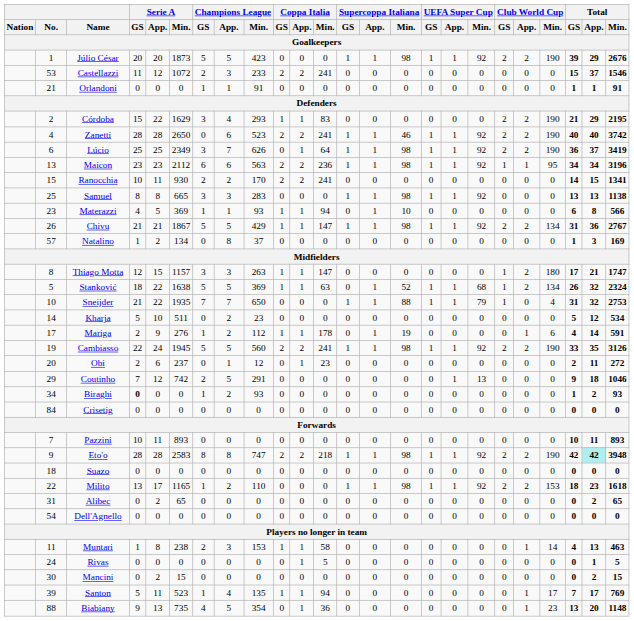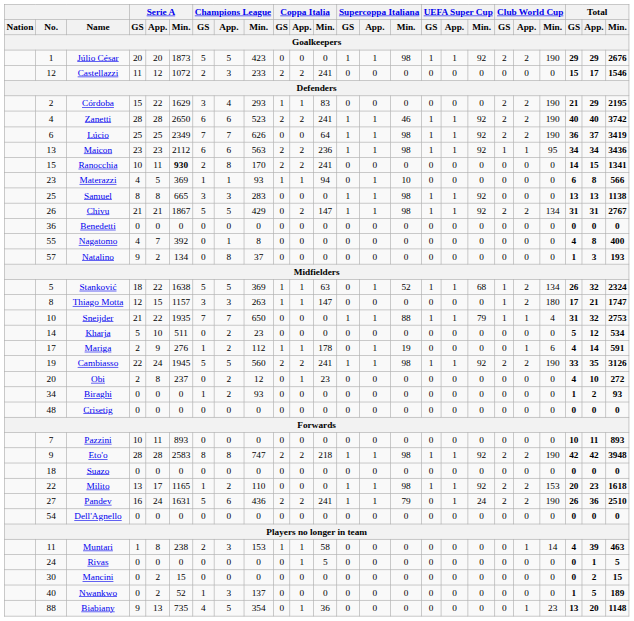(574, 58) 39 -> (574, 58) 29
(51, 73) 53 -> (51, 73) 12
(594, 73) 37 -> (594, 73) 17
- row: (98, 88)
(203, 134) 0 -> (203, 119) 6
(203, 149) 3 -> (203, 134) 7
(302, 149) 1 -> (302, 134) 0
(617, 165) 3196 -> (617, 149) 3436
(181, 180) normal -> (181, 165) bold
(229, 180) 2 -> (229, 165) 8
rows swapped: (98, 211) <-> (98, 195)
(282, 226) 1 -> (282, 211) 0
(302, 226) 1 -> (302, 211) 2
(594, 226) 36 -> (594, 211) 31
+ row: (98, 226)
+ row: (98, 241)
(138, 241) 1 -> (138, 256) 9
(617, 241) 169 -> (617, 256) 193
rows swapped: (98, 287) <-> (98, 272)
(527, 302) 0 -> (527, 318) 1
(158, 363) 6 -> (158, 379) 8
(229, 363) 1 -> (229, 379) 2
(574, 363) 2 -> (574, 379) 4
(594, 363) 11 -> (594, 379) 10
- row: (98, 379)
(138, 394) bold -> (138, 394) normal
(51, 409) 84 -> (51, 409) 48
(594, 455) paleturquoise background -> (594, 455) no background
(574, 486) 18 -> (574, 486) 20
+ row: (98, 501)
- row: (98, 501)
(594, 547) 13 -> (594, 547) 39
- row: (98, 593)
+ row: (98, 593)
